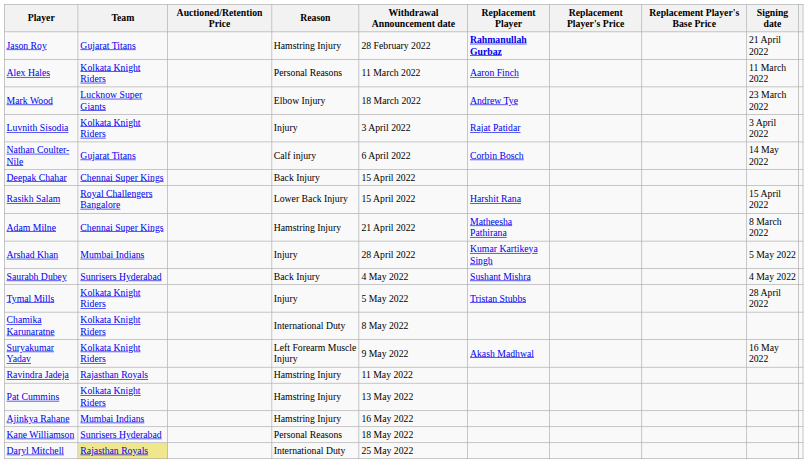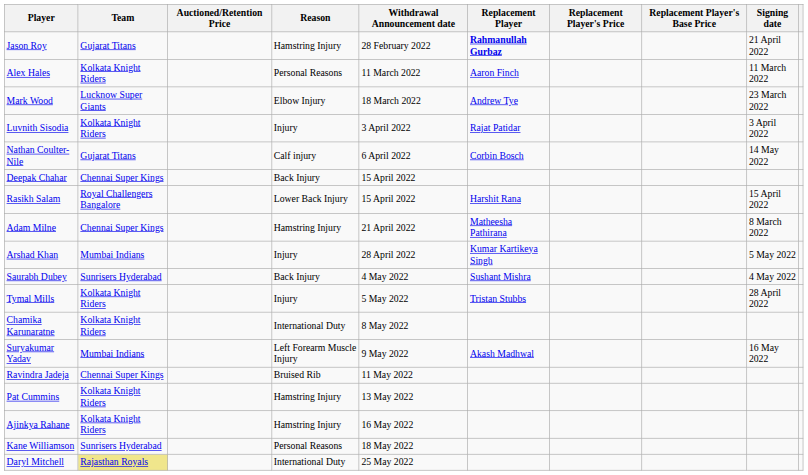(110, 353) Kolkata Knight Riders -> (112, 353) Mumbai Indians
(114, 375) Rajasthan Royals -> (122, 375) Chennai Super Kings
(307, 375) Hamstring Injury -> (297, 375) Bruised Rib
(112, 419) Mumbai Indians -> (110, 424) Kolkata Knight Riders
